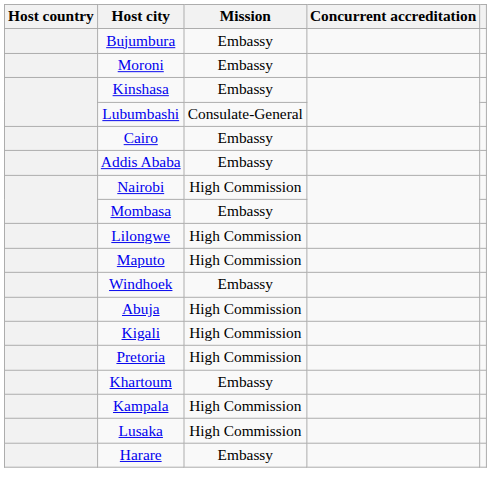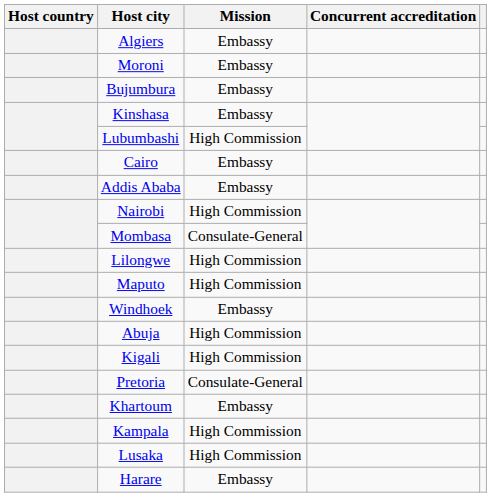+ row: (141, 41)
rows swapped: (141, 41) <-> (141, 65)
(245, 114) Consulate-General -> (245, 138) High Commission
(245, 211) Embassy -> (245, 235) Consulate-General
(245, 357) High Commission -> (245, 382) Consulate-General
